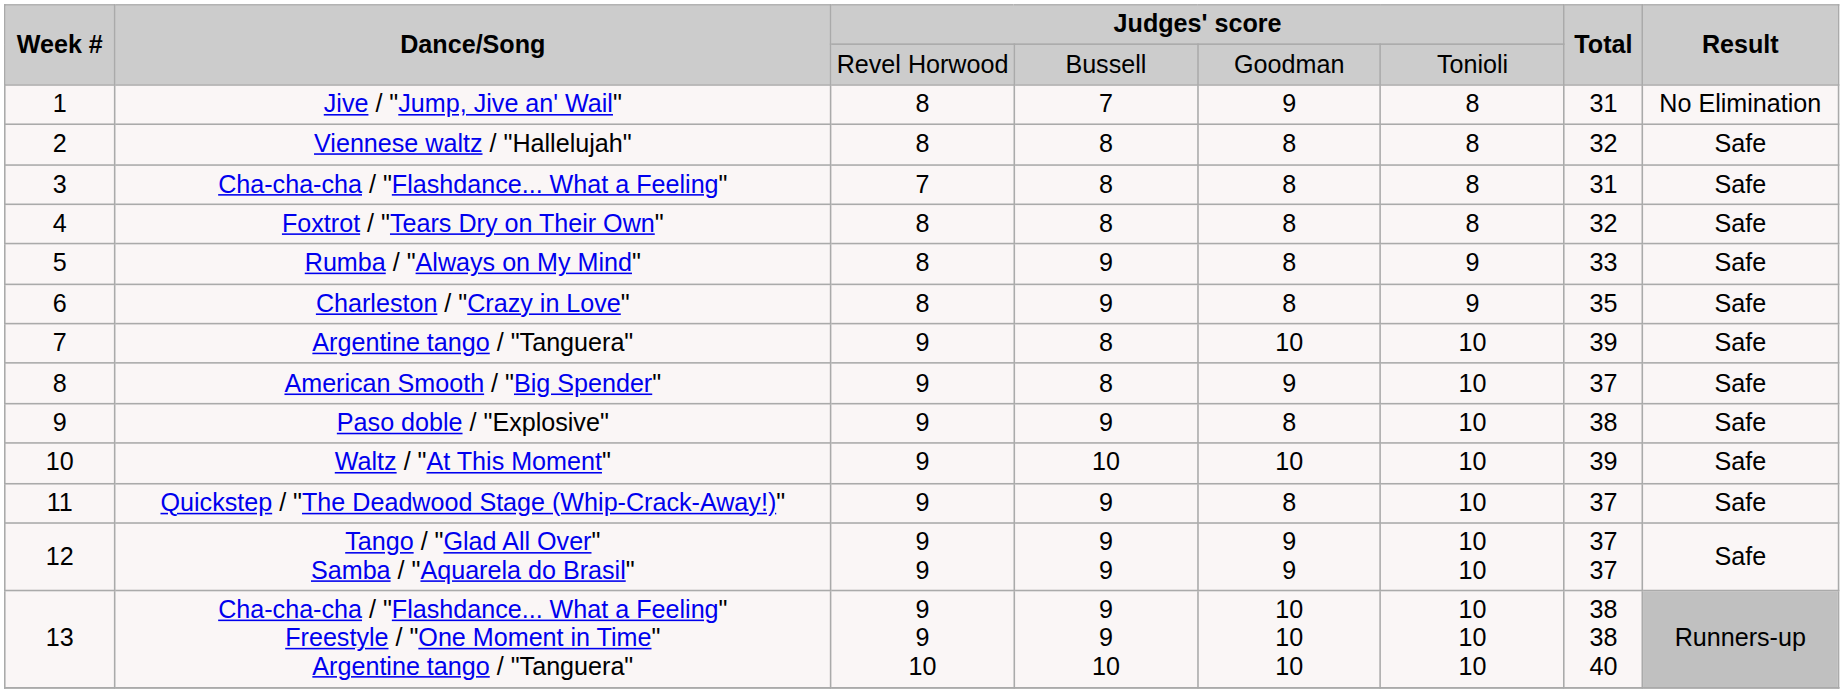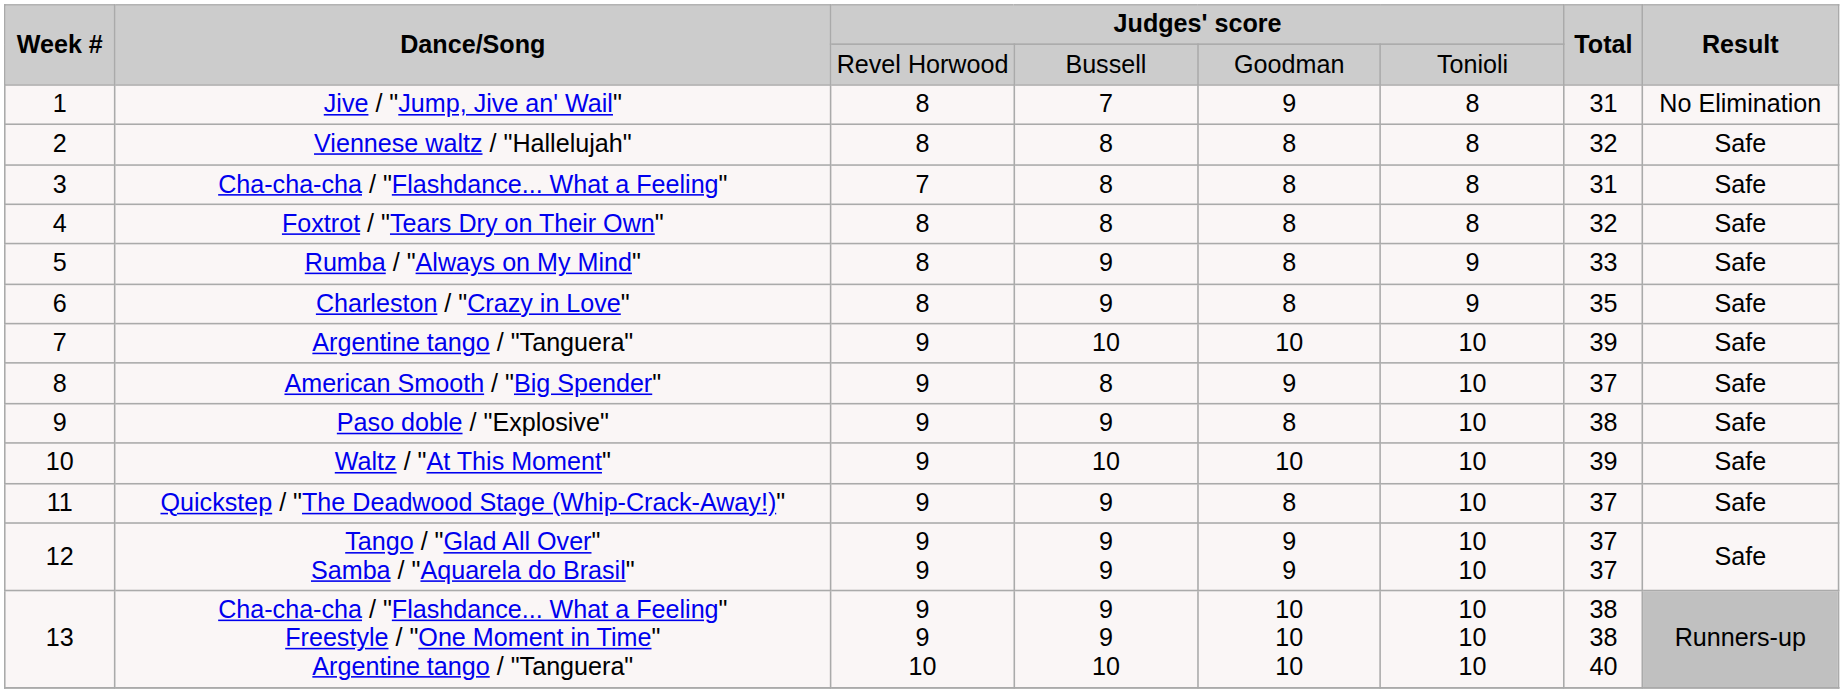(1106, 343) 8 -> (1106, 343) 10
